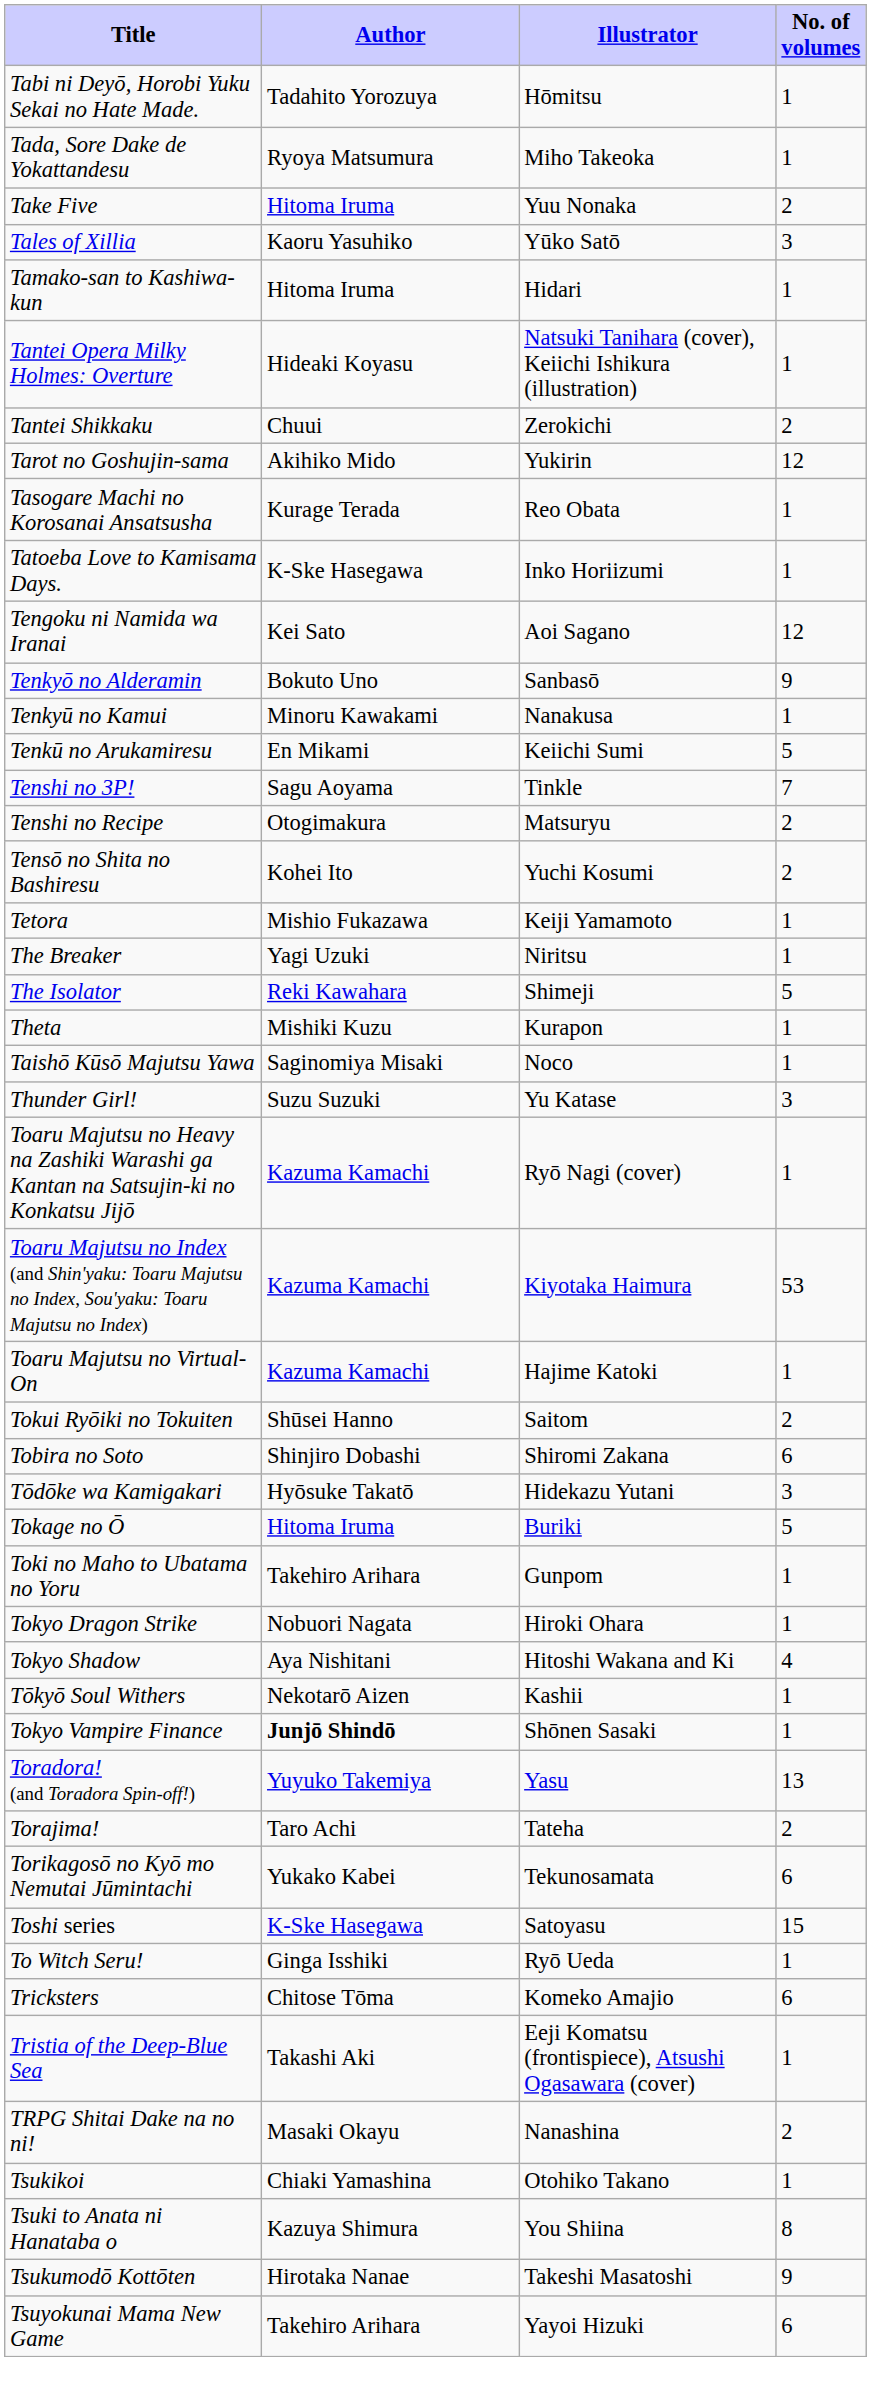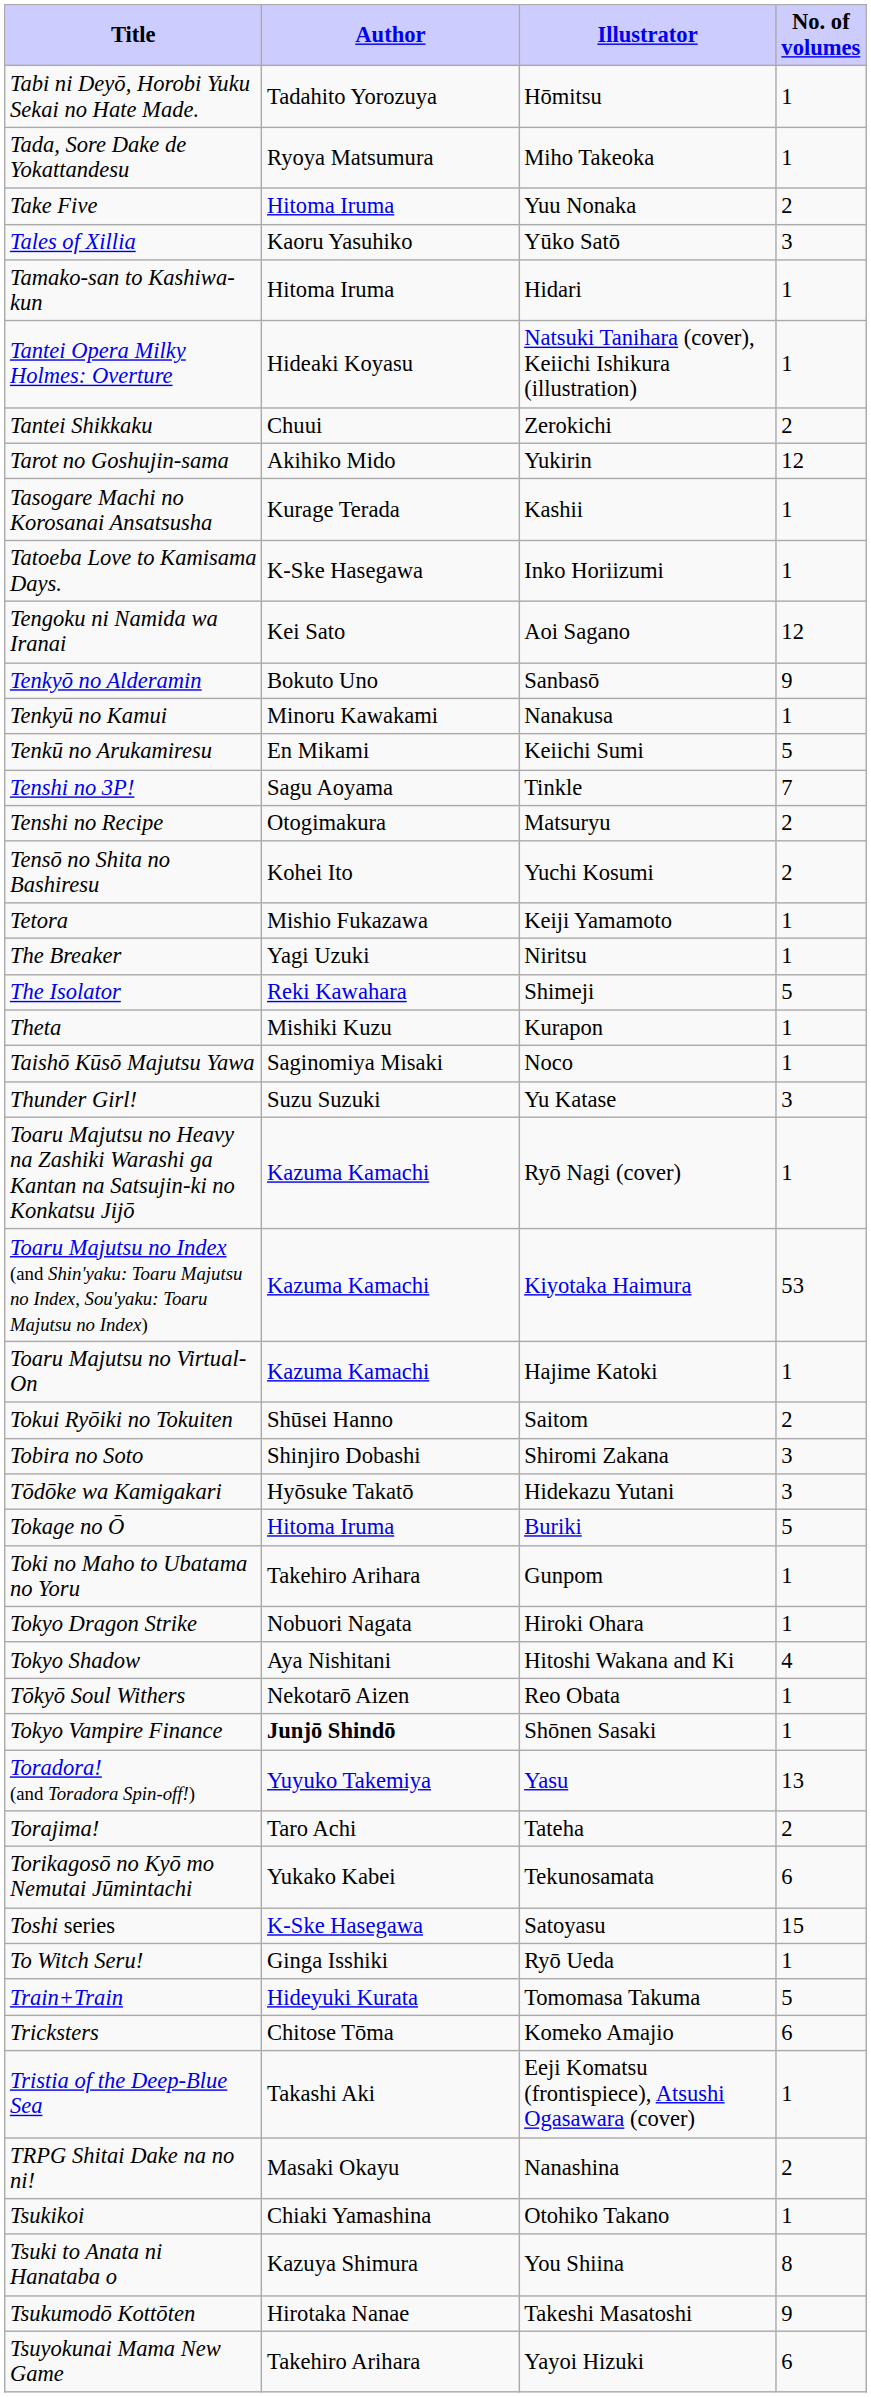(572, 509) Reo Obata -> (554, 509) Kashii
(787, 1455) 6 -> (787, 1455) 3
(554, 1695) Kashii -> (572, 1695) Reo Obata
+ row: (66, 1996)
